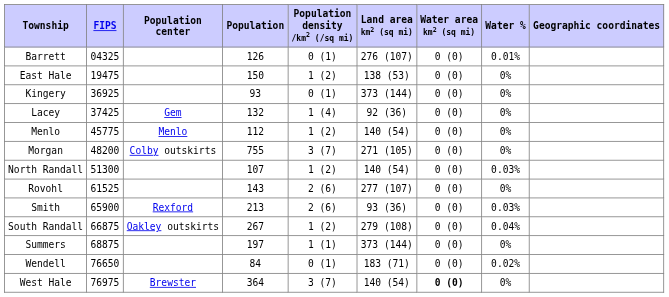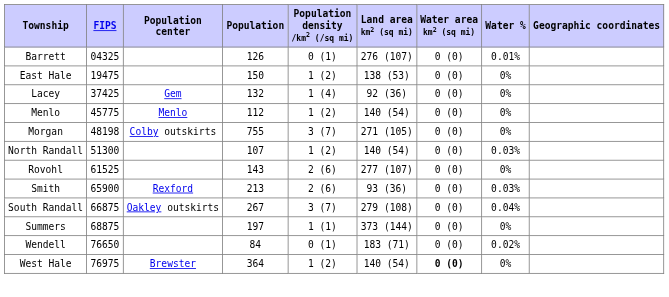- row: (46, 94)
(105, 151) 48200 -> (105, 132) 48198
(322, 226) 1 (2) -> (322, 208) 3 (7)
(322, 283) 3 (7) -> (322, 264) 1 (2)
